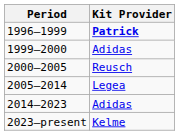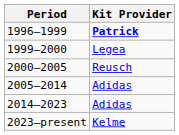(112, 49) Adidas -> (109, 49) Legea
(109, 85) Legea -> (112, 85) Adidas
